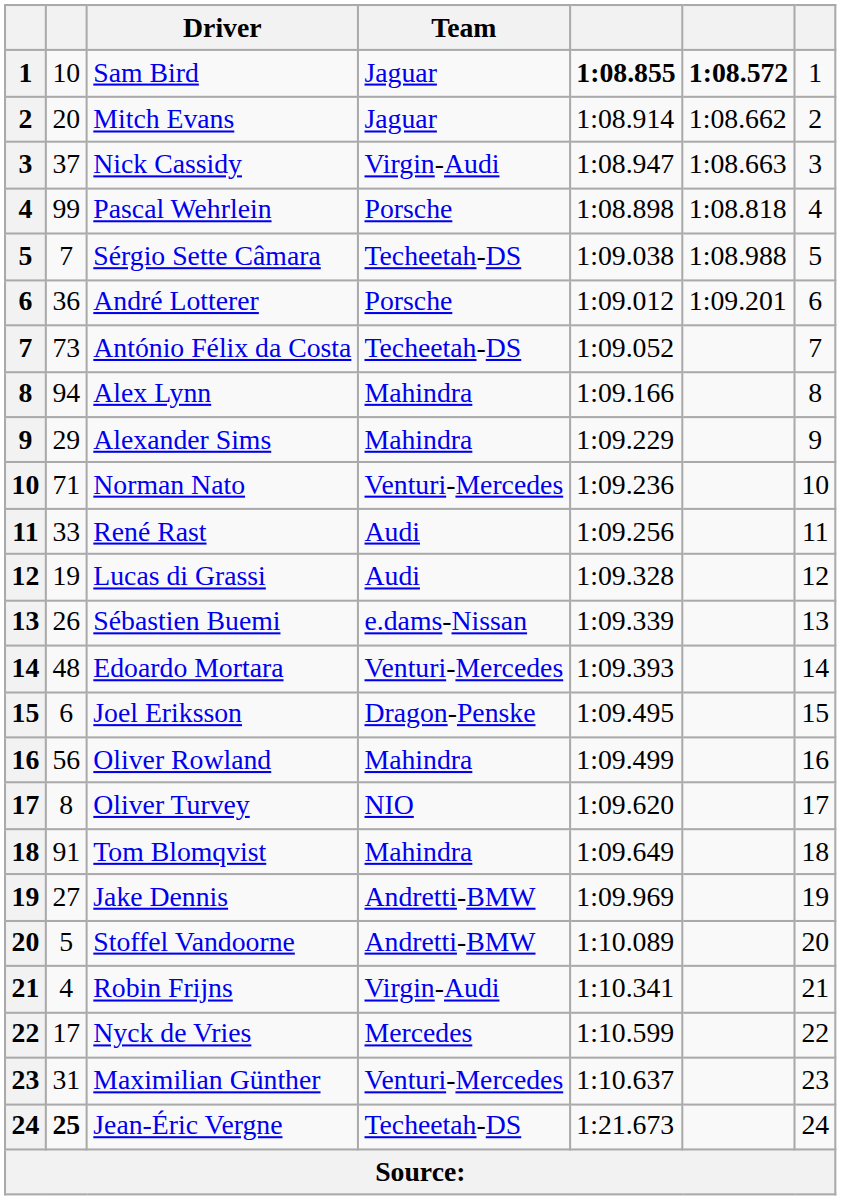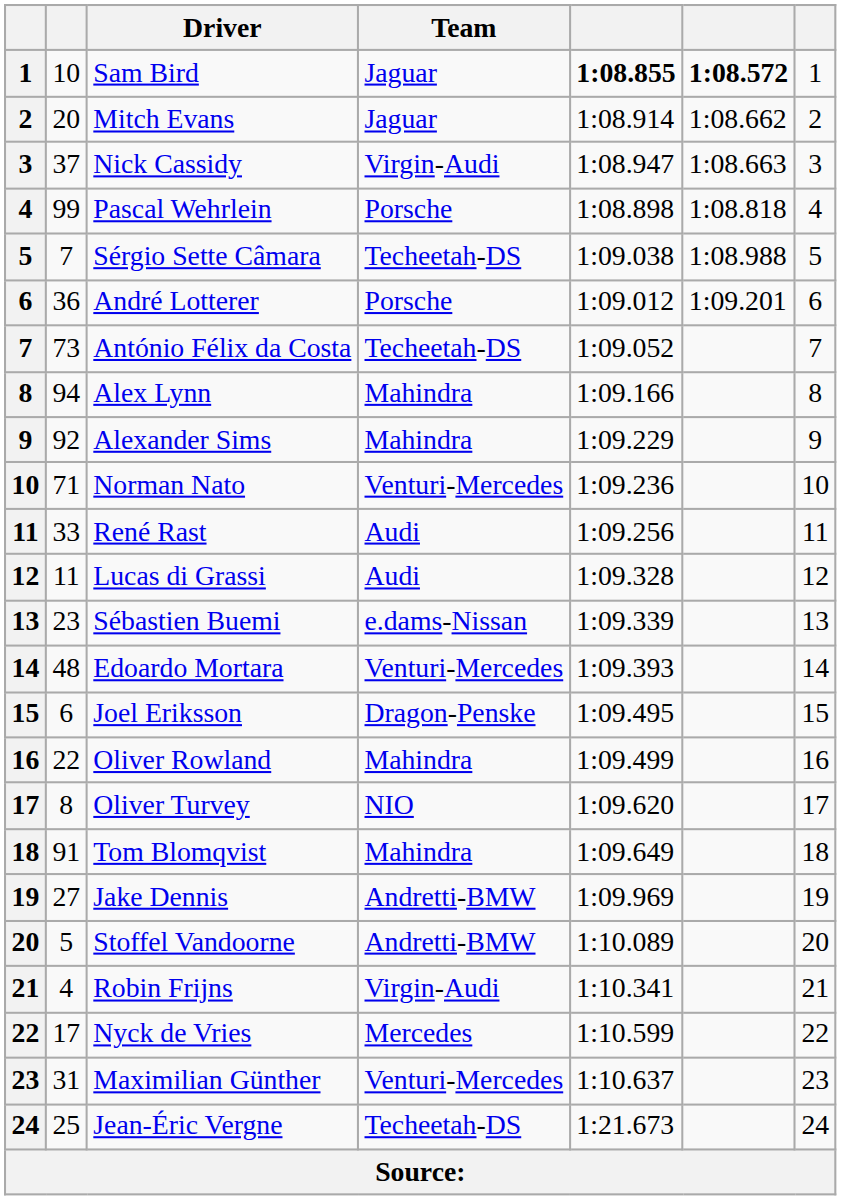(66, 438) 29 -> (66, 438) 92
(66, 576) 19 -> (66, 576) 11
(66, 622) 26 -> (66, 622) 23
(66, 759) 56 -> (66, 759) 22
(66, 1125) bold -> (66, 1125) normal
